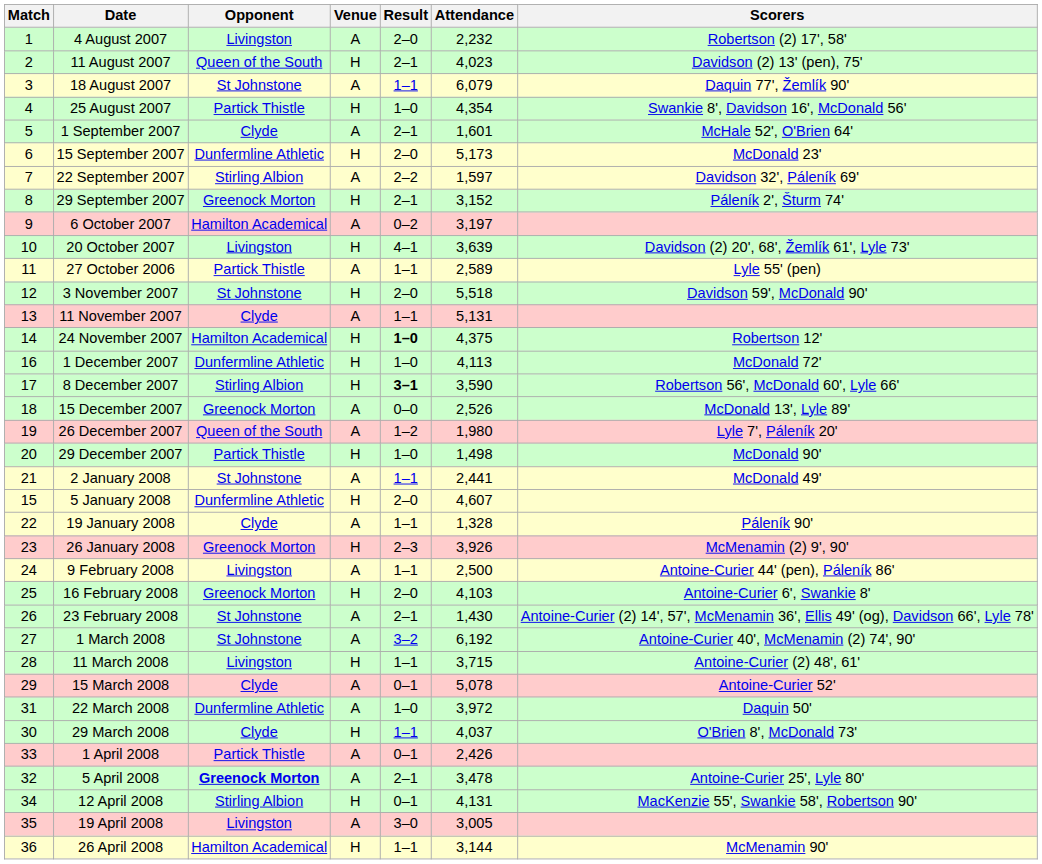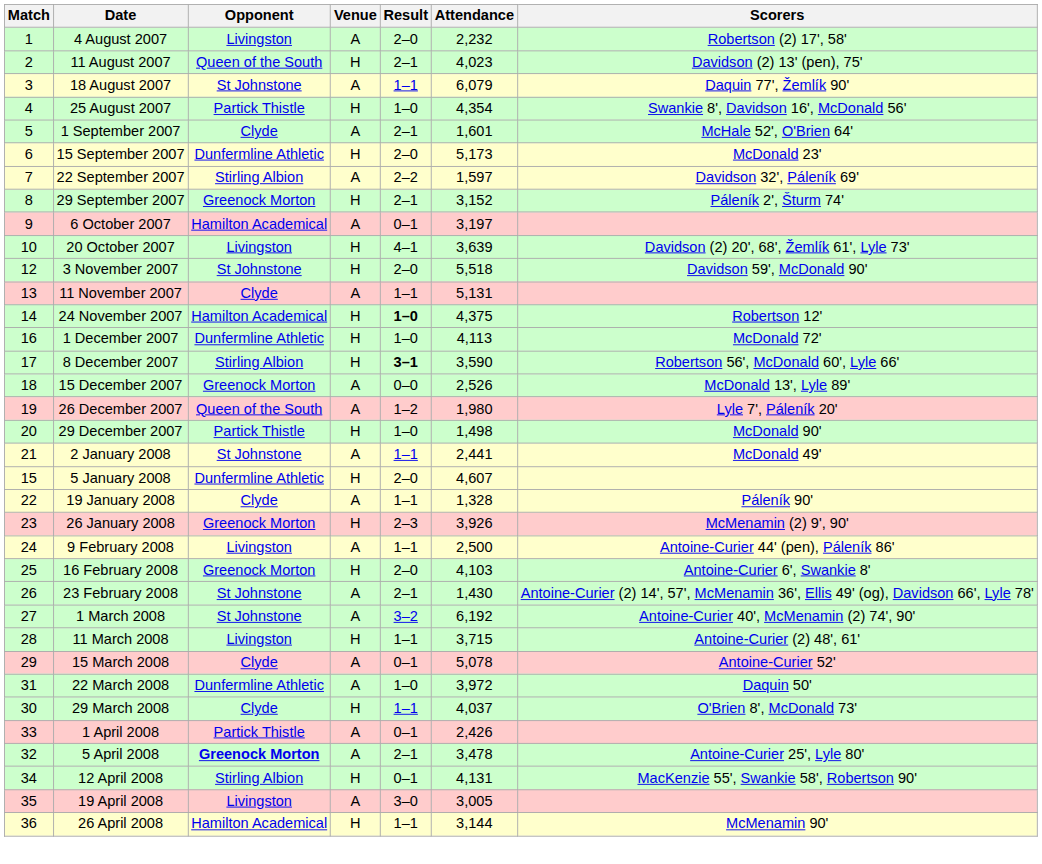(406, 223) 0–2 -> (406, 223) 0–1
- row: (121, 270)
